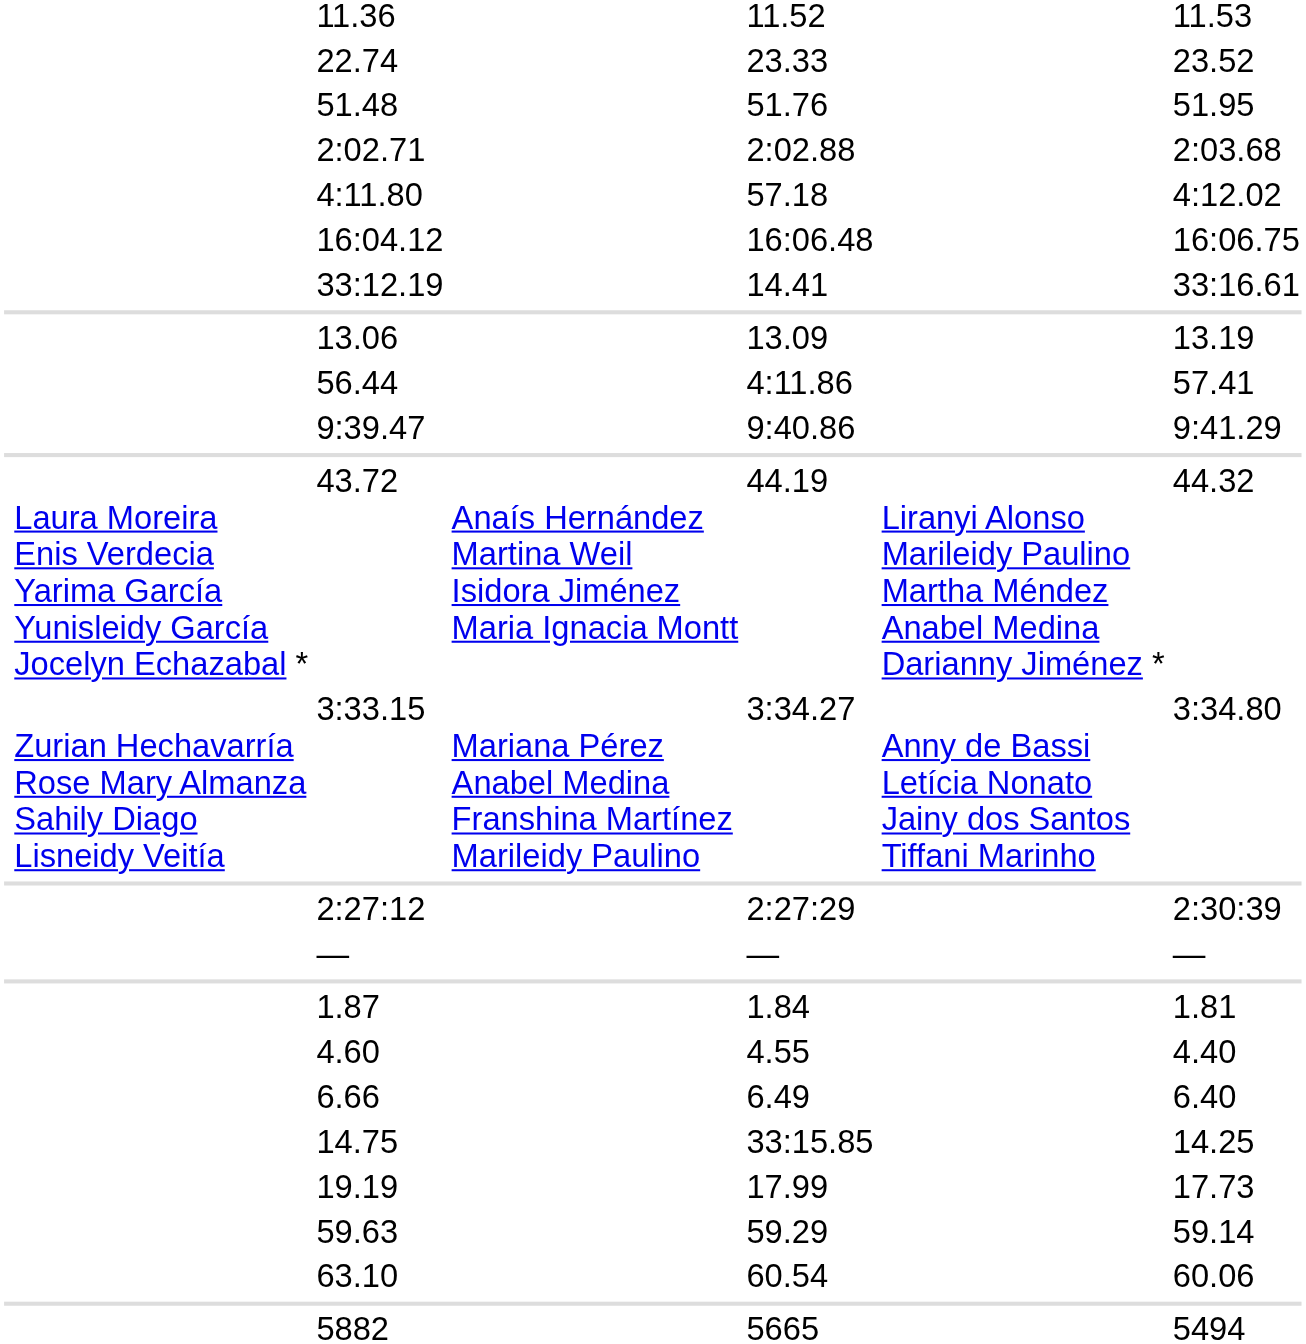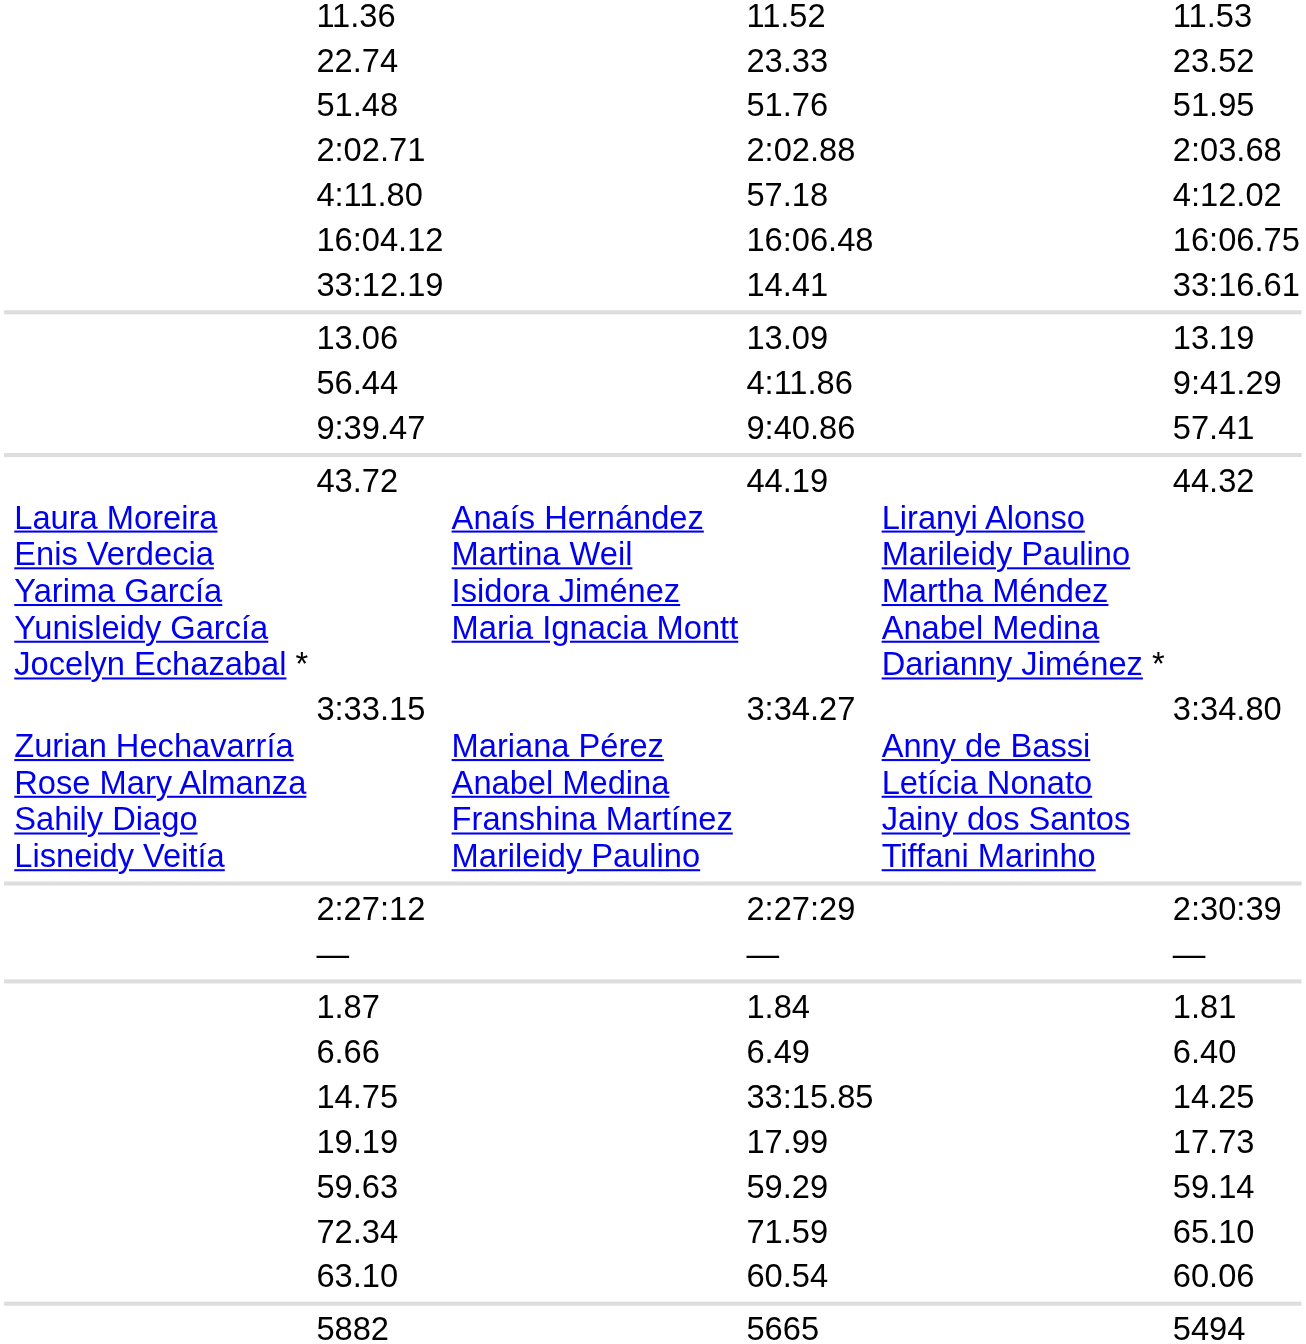(1214, 383) 57.41 -> (1227, 383) 9:41.29
(1227, 428) 9:41.29 -> (1214, 428) 57.41
- row: (161, 1053)
+ row: (161, 1232)
